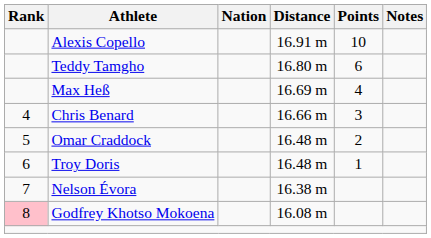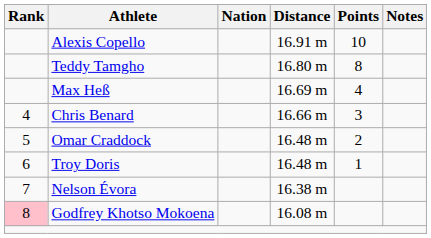(358, 66) 6 -> (358, 66) 8
